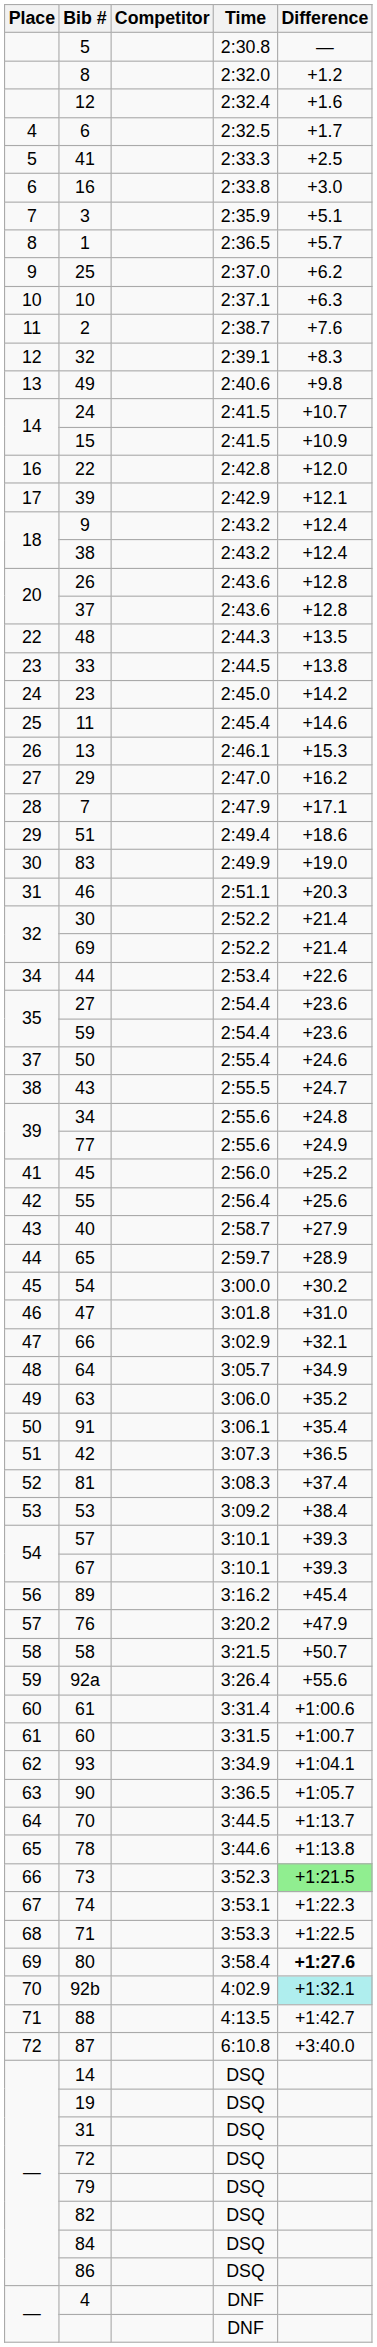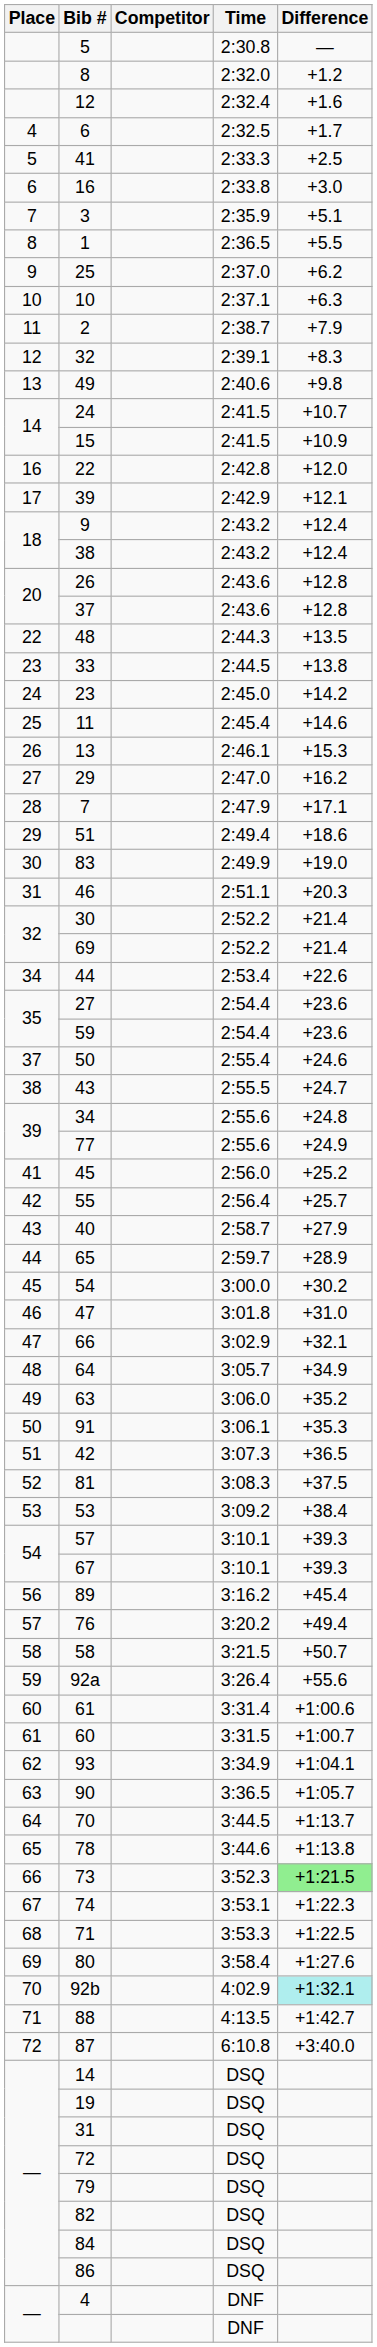(325, 243) +5.7 -> (325, 243) +5.5
(325, 328) +7.6 -> (325, 328) +7.9
(325, 1201) +25.6 -> (325, 1201) +25.7
(325, 1426) +35.4 -> (325, 1426) +35.3
(325, 1483) +37.4 -> (325, 1483) +37.5
(325, 1624) +47.9 -> (325, 1624) +49.4
(325, 1962) bold -> (325, 1962) normal
